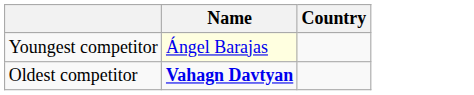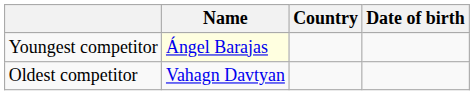+ column: (415, 18)
(230, 75) bold -> (225, 75) normal
